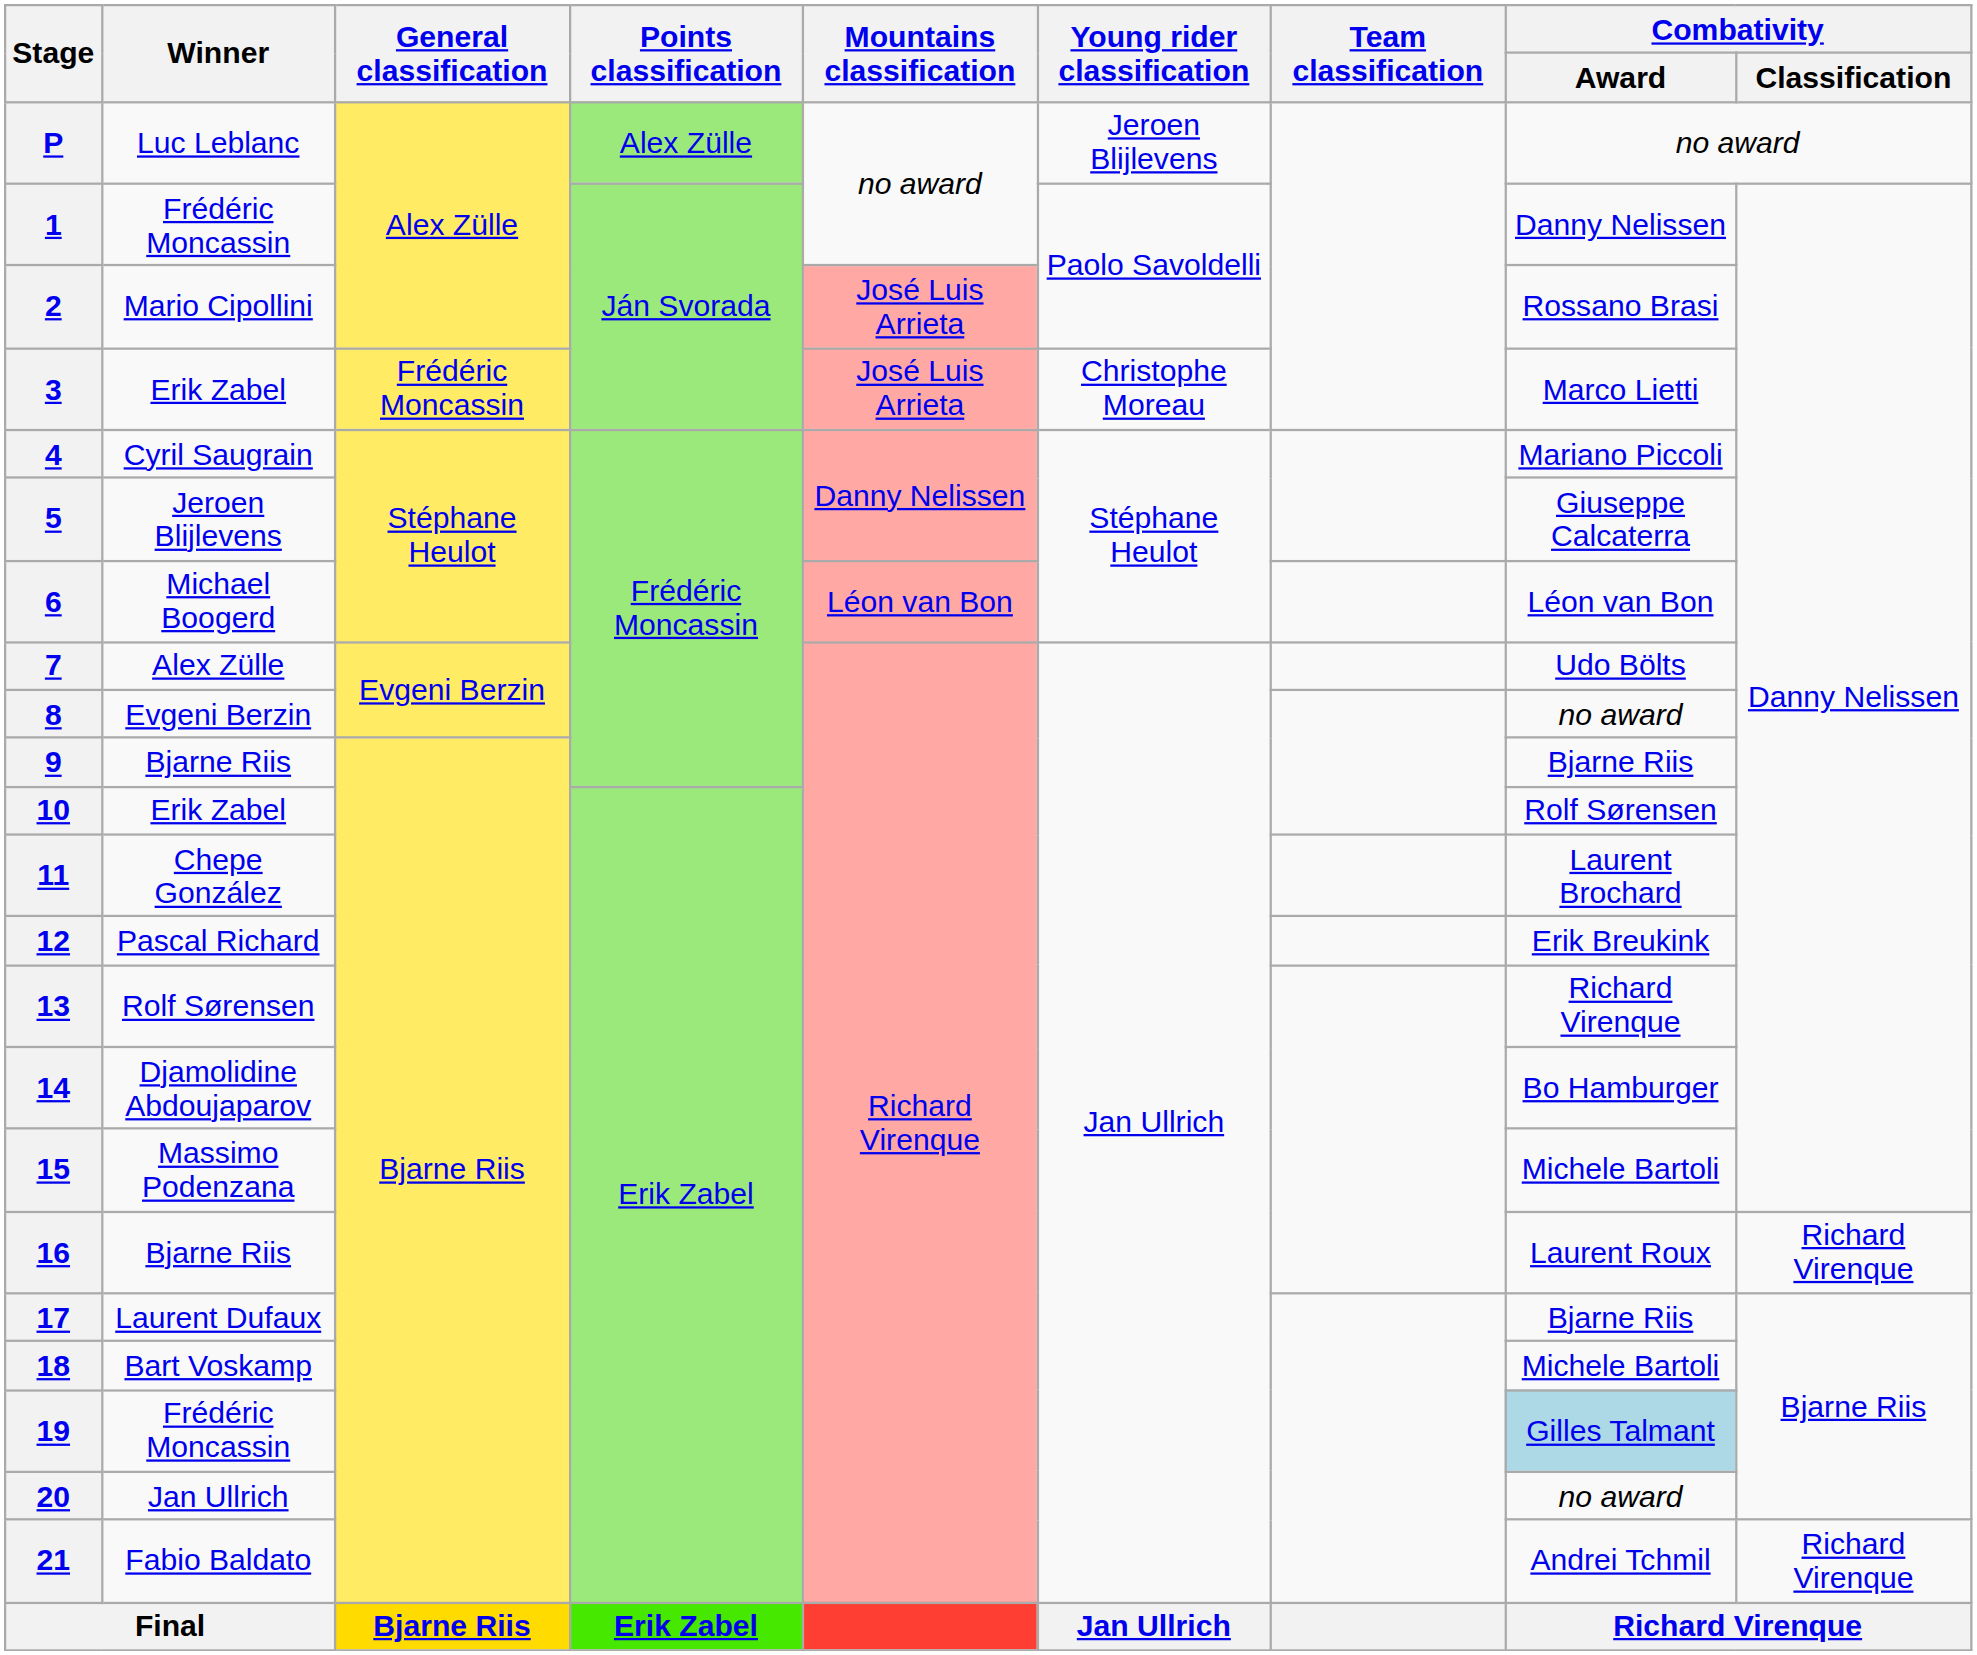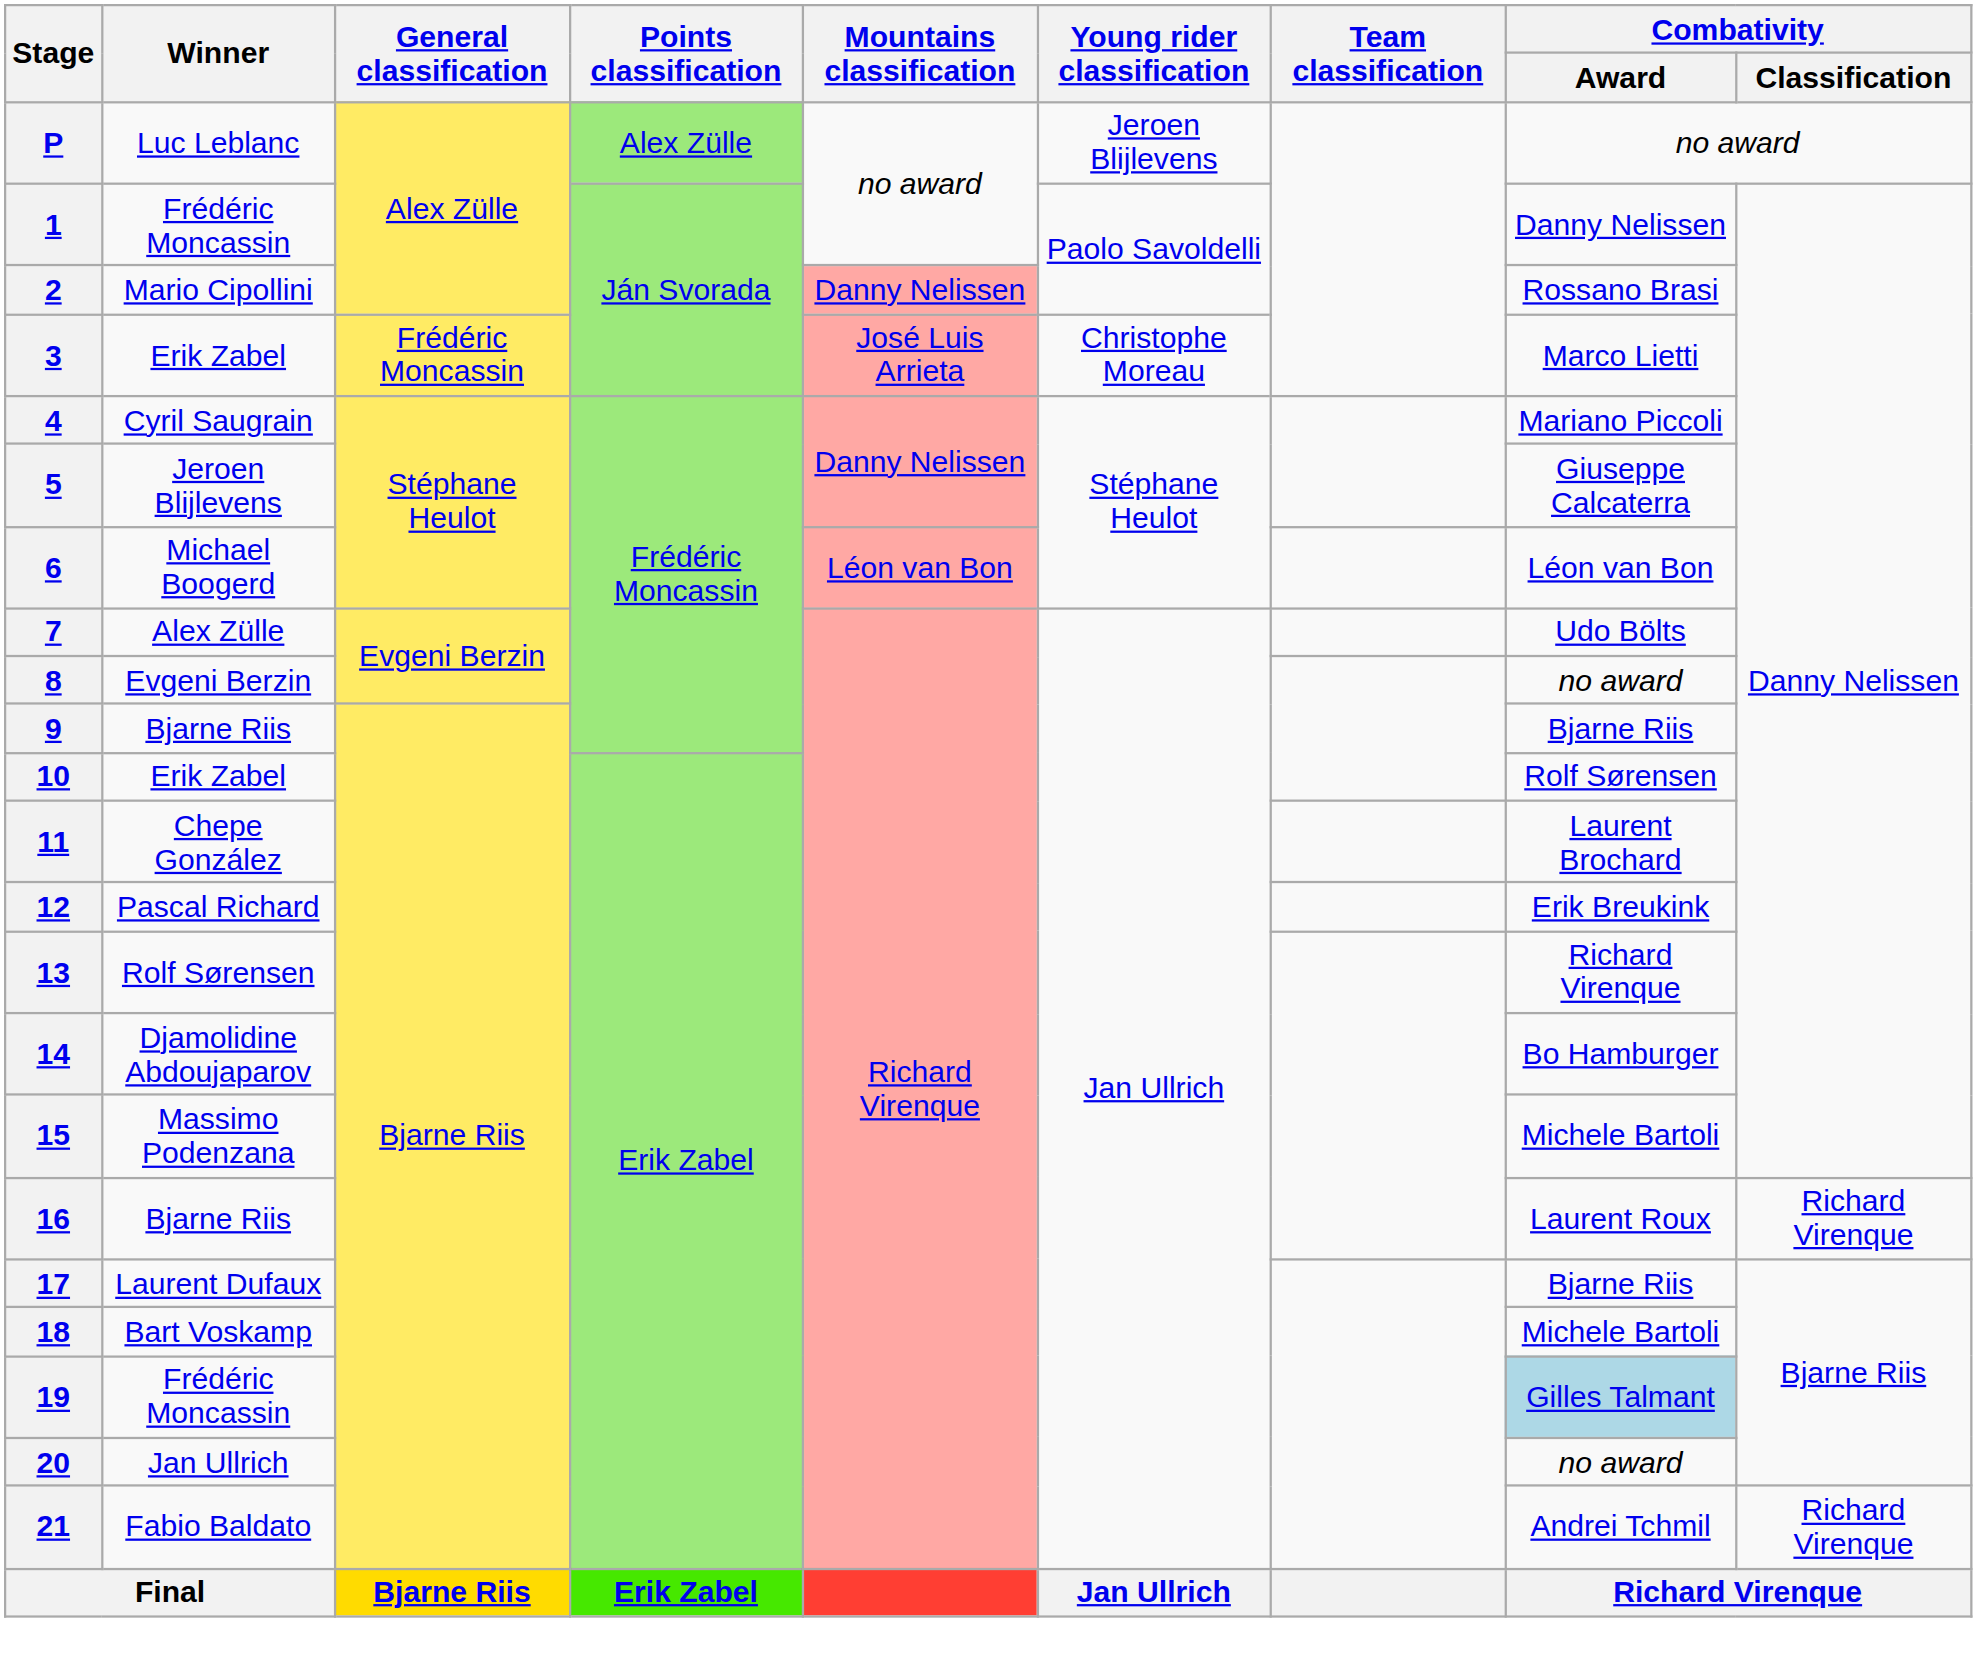(920, 307) José Luis Arrieta -> (920, 290) Danny Nelissen
